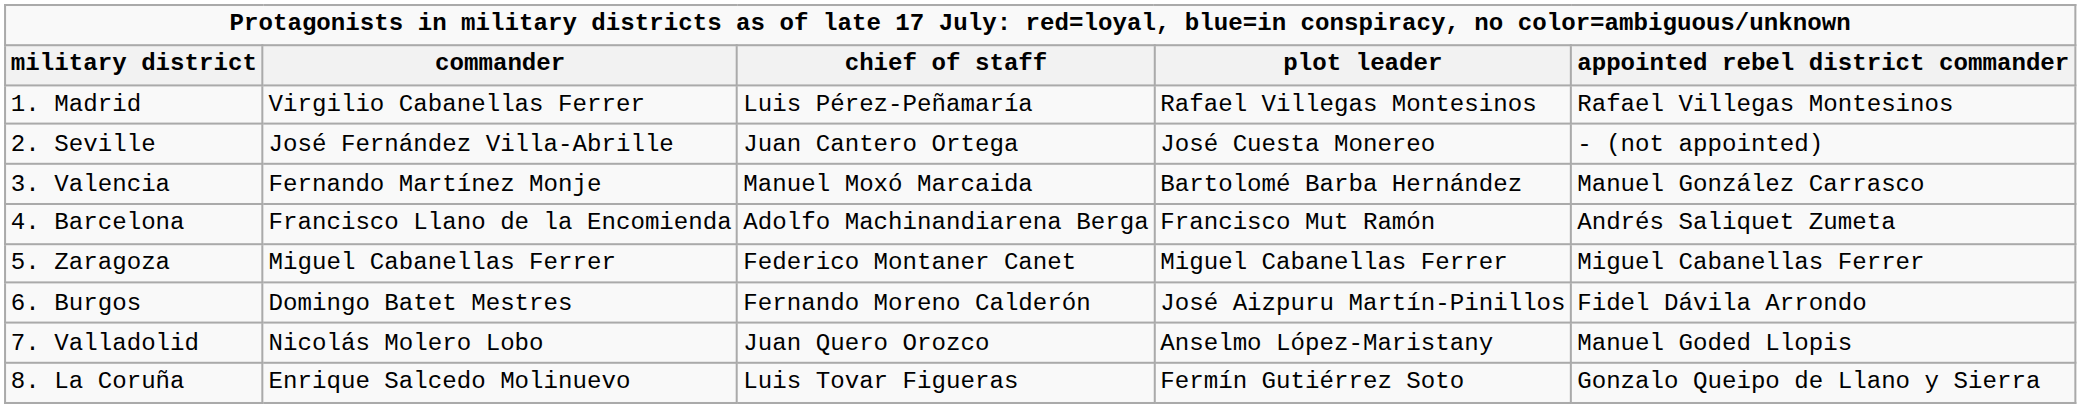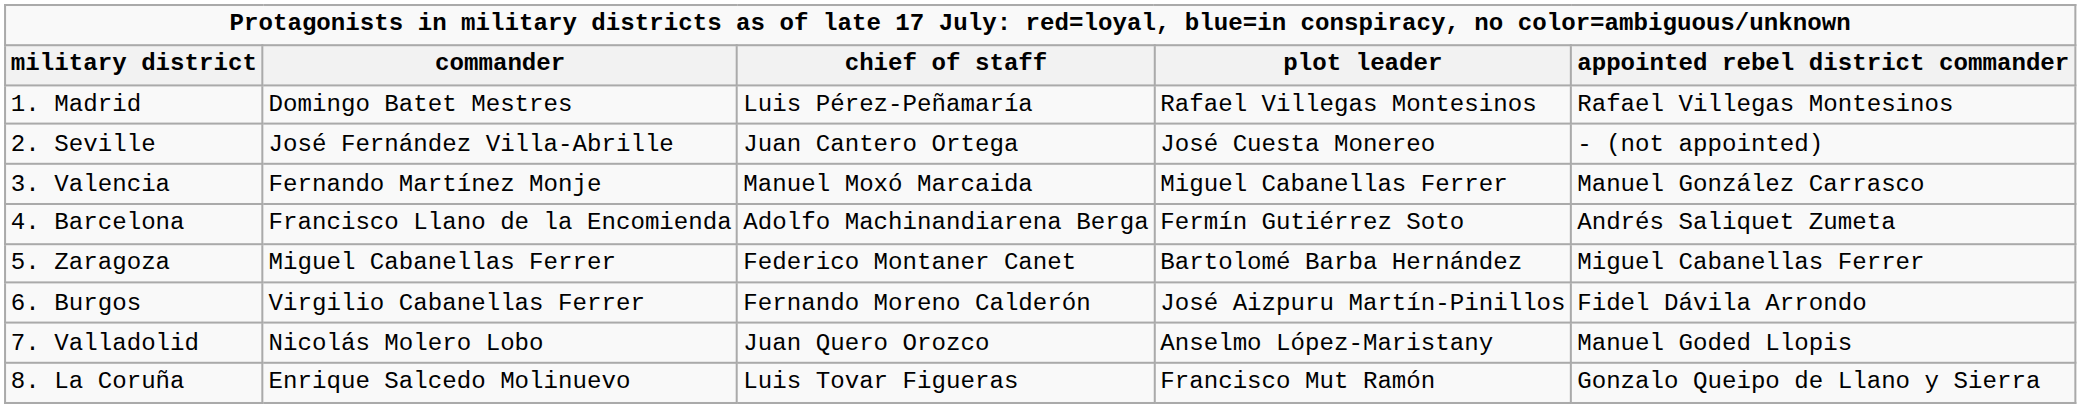(457, 104) Virgilio Cabanellas Ferrer -> (421, 104) Domingo Batet Mestres
(1341, 184) Bartolomé Barba Hernández -> (1334, 184) Miguel Cabanellas Ferrer
(1298, 224) Francisco Mut Ramón -> (1312, 224) Fermín Gutiérrez Soto
(1334, 263) Miguel Cabanellas Ferrer -> (1341, 263) Bartolomé Barba Hernández
(421, 303) Domingo Batet Mestres -> (457, 303) Virgilio Cabanellas Ferrer
(1312, 383) Fermín Gutiérrez Soto -> (1298, 383) Francisco Mut Ramón
